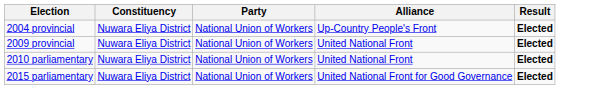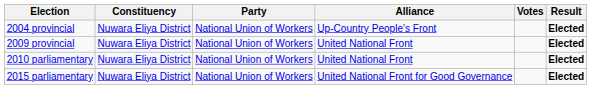+ column: (530, 12)
